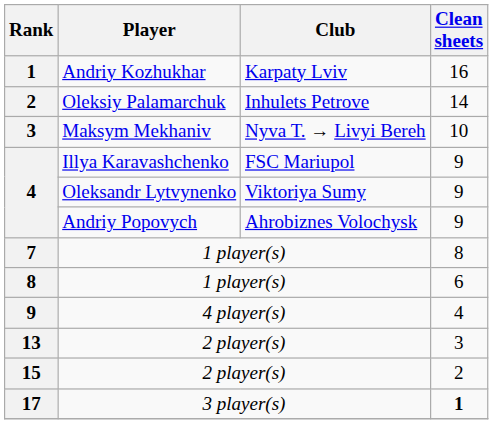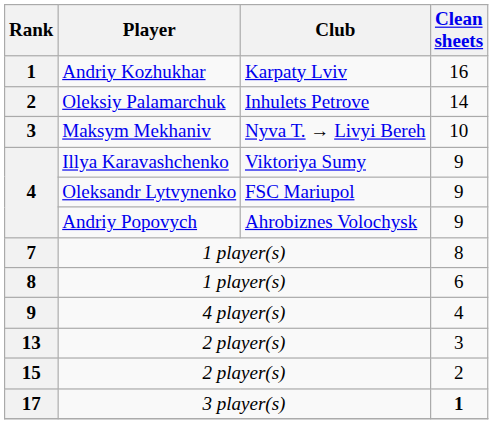(300, 161) FSC Mariupol -> (305, 161) Viktoriya Sumy
(305, 191) Viktoriya Sumy -> (300, 191) FSC Mariupol
